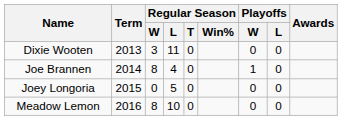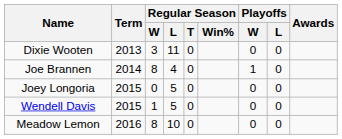+ row: (58, 106)
